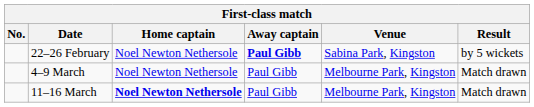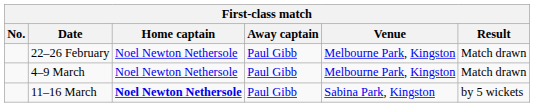(274, 53) bold -> (272, 53) normal
(380, 53) Sabina Park, Kingston -> (390, 53) Melbourne Park, Kingston
(492, 53) by 5 wickets -> (494, 53) Match drawn
(390, 92) Melbourne Park, Kingston -> (380, 92) Sabina Park, Kingston
(494, 92) Match drawn -> (492, 92) by 5 wickets
